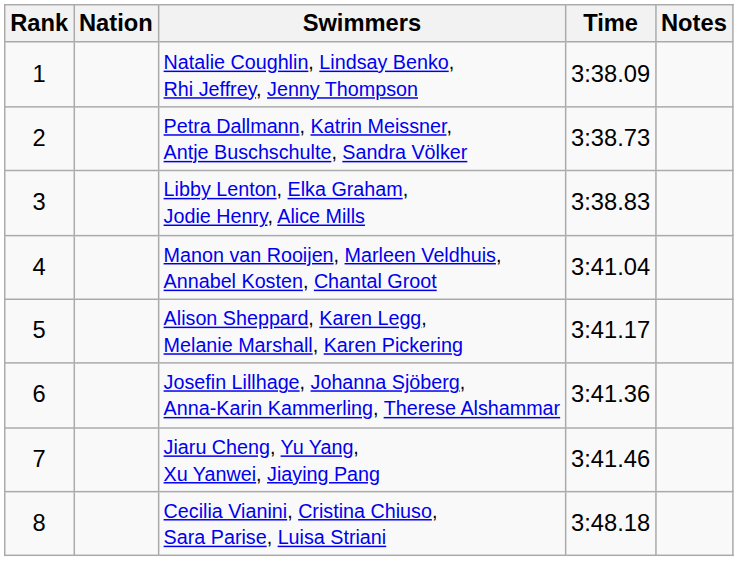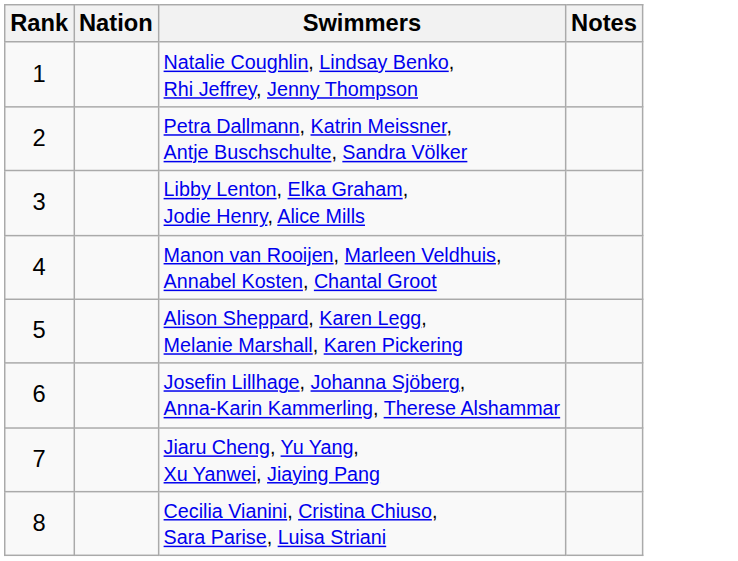- column: (611, 23)
